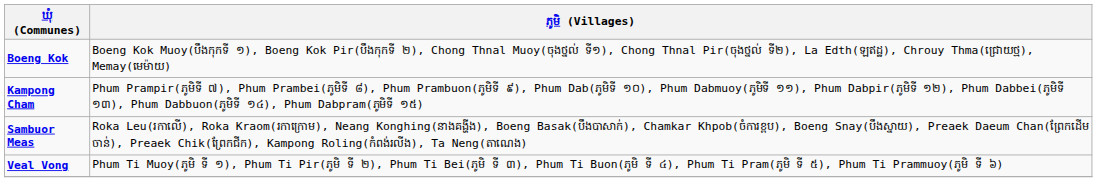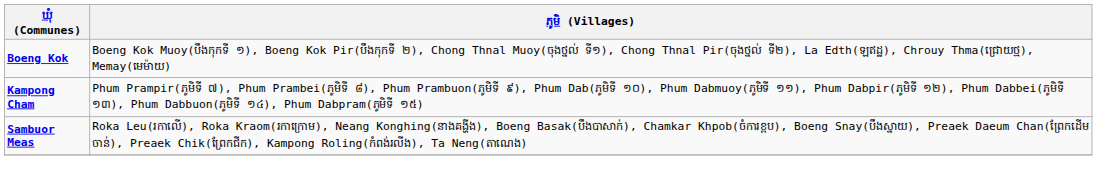- row: (38, 166)
